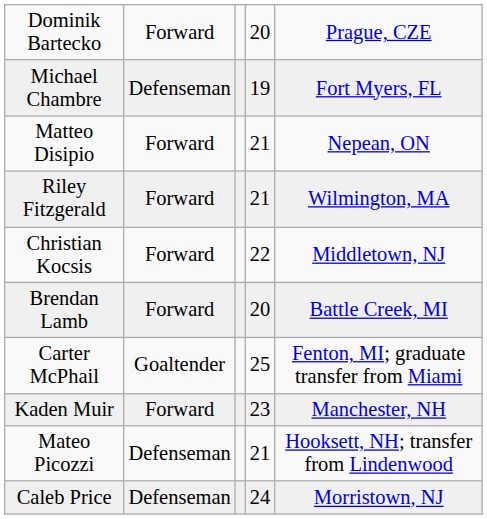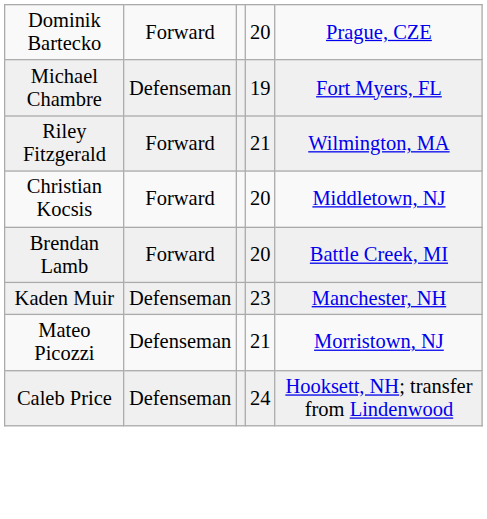- row: (64, 143)
(260, 254) 22 -> (260, 198) 20
- row: (64, 365)
(180, 409) Forward -> (180, 298) Defenseman
(379, 453) Hooksett, NH; transfer from Lindenwood -> (379, 342) Morristown, NJ
(379, 497) Morristown, NJ -> (379, 397) Hooksett, NH; transfer from Lindenwood
